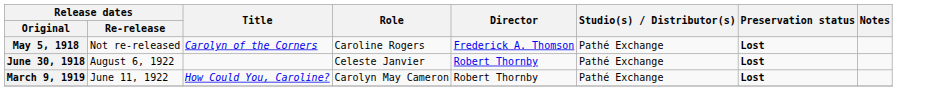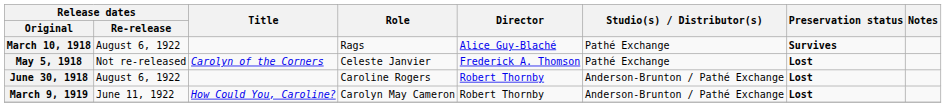+ row: (49, 45)
(380, 45) Caroline Rogers -> (386, 61) Celeste Janvier
(380, 61) Celeste Janvier -> (386, 78) Caroline Rogers
(621, 61) Pathé Exchange -> (684, 78) Anderson-Brunton / Pathé Exchange
(621, 78) Pathé Exchange -> (684, 94) Anderson-Brunton / Pathé Exchange
